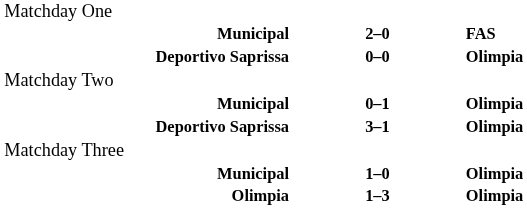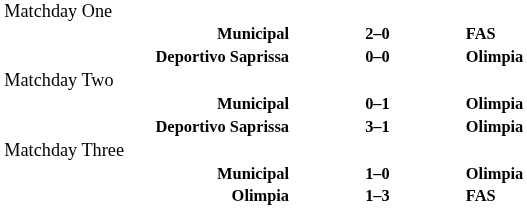(495, 196) Olimpia -> (481, 196) FAS
